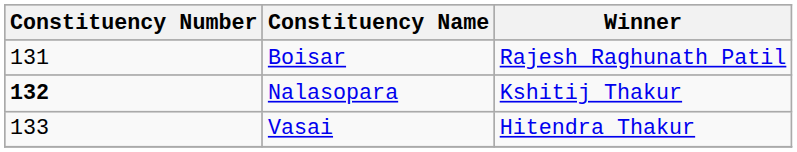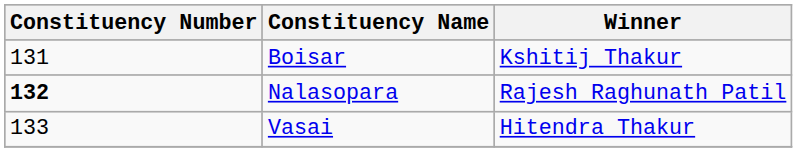(643, 58) Rajesh Raghunath Patil -> (591, 58) Kshitij Thakur
(591, 93) Kshitij Thakur -> (643, 93) Rajesh Raghunath Patil
